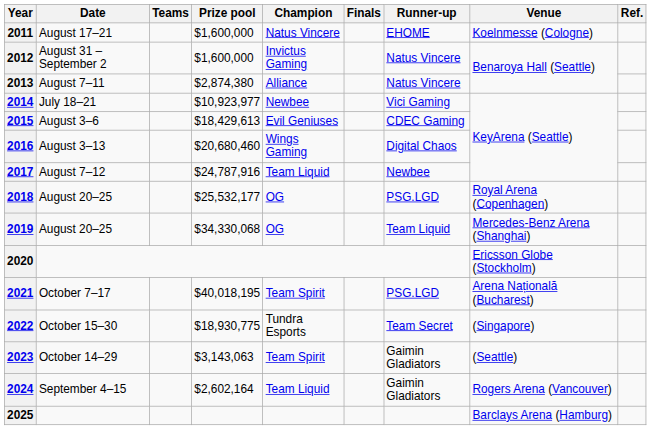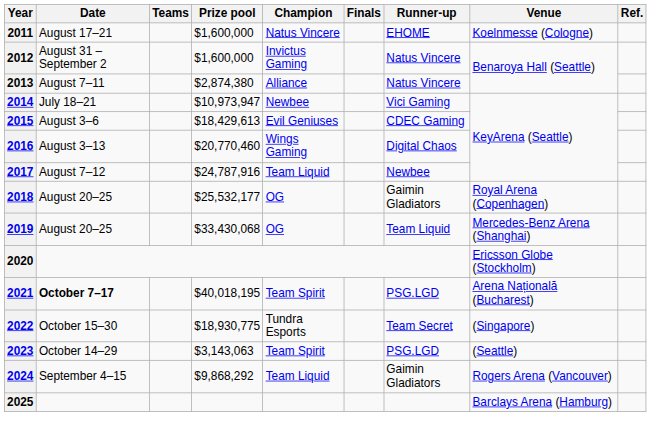(227, 102) $10,923,977 -> (227, 102) $10,973,947
(227, 146) $20,680,460 -> (227, 146) $20,770,460
(413, 197) PSG.LGD -> (413, 197) Gaimin Gladiators
(227, 229) $34,330,068 -> (227, 229) $33,430,068
(75, 293) normal -> (76, 293) bold
(413, 357) Gaimin Gladiators -> (413, 351) PSG.LGD
(224, 389) $2,602,164 -> (224, 376) $9,868,292
